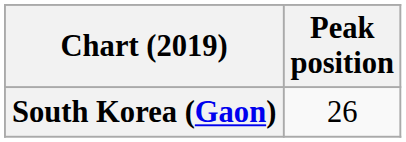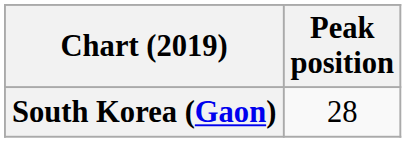(342, 111) 26 -> (342, 111) 28
